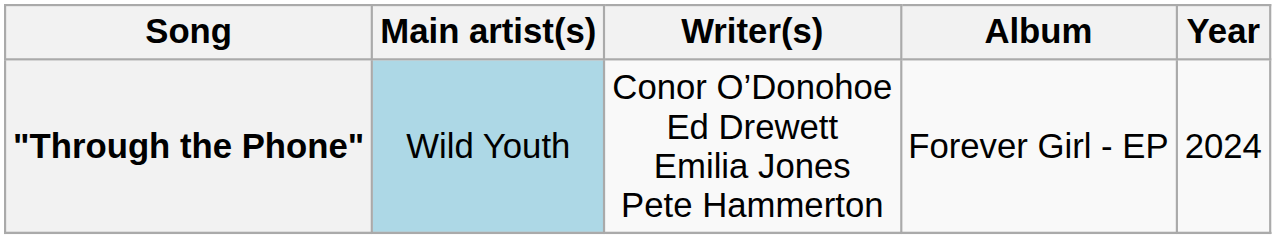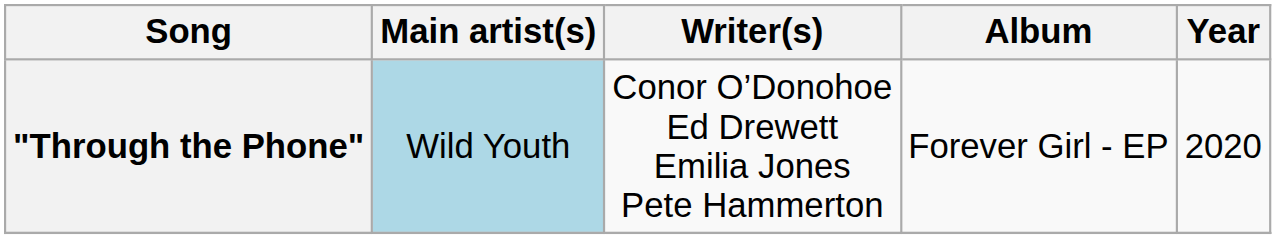(1223, 145) 2024 -> (1223, 145) 2020
